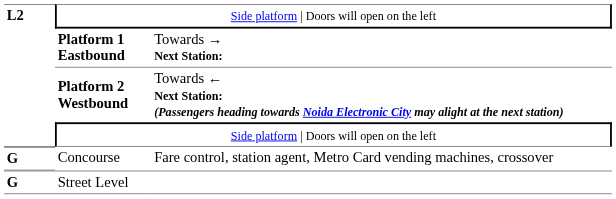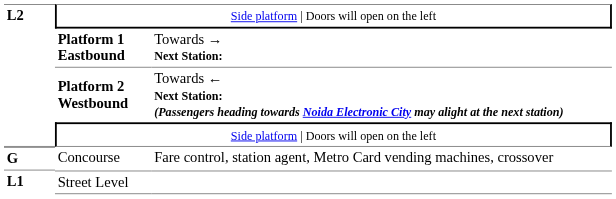(12, 182) G -> (15, 181) L1
